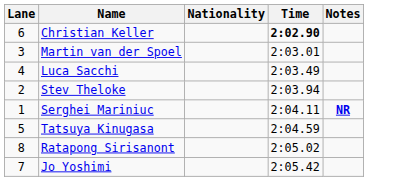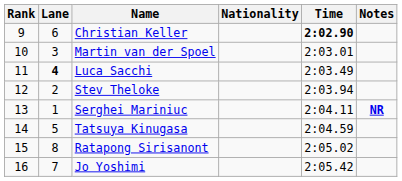+ column: (21, 14)
(21, 71) normal -> (55, 71) bold
